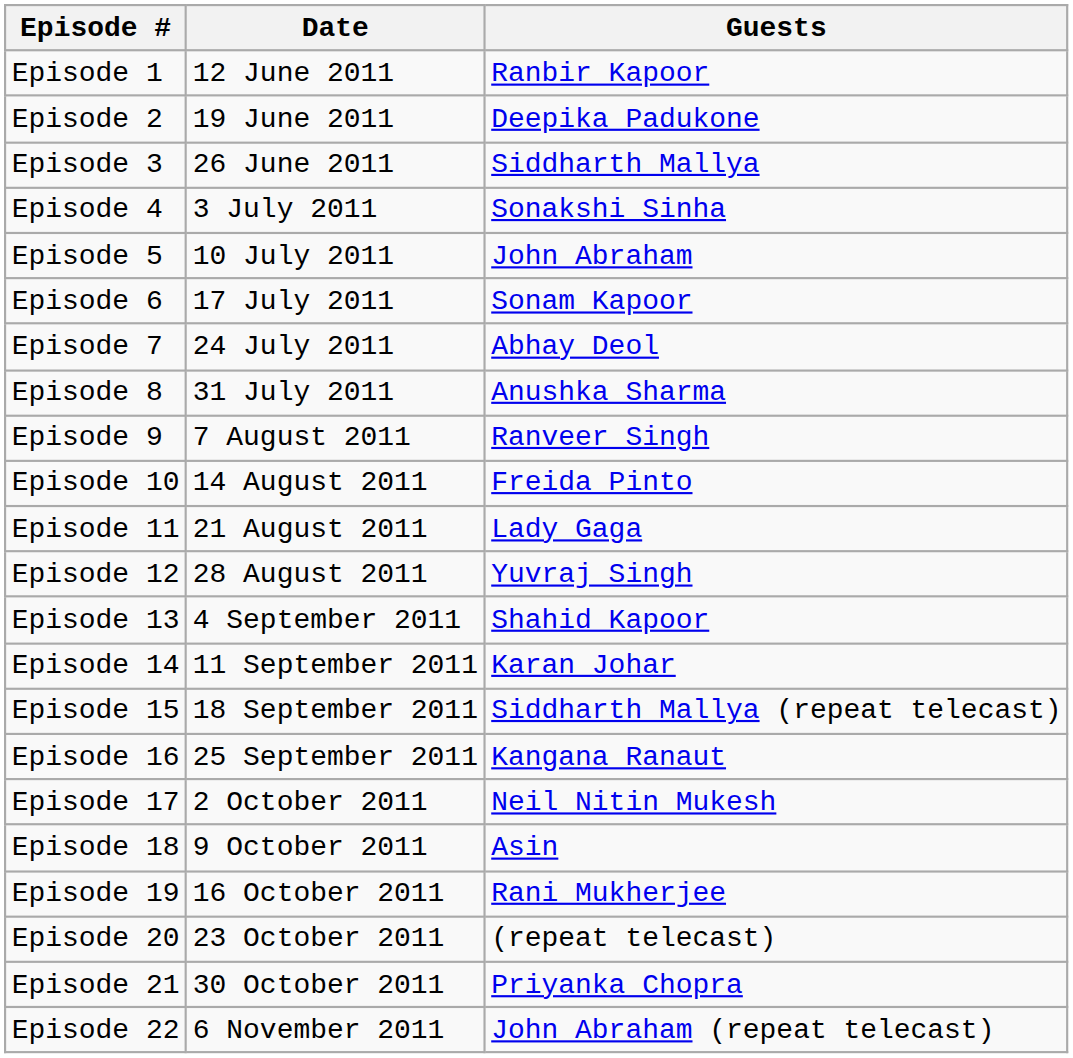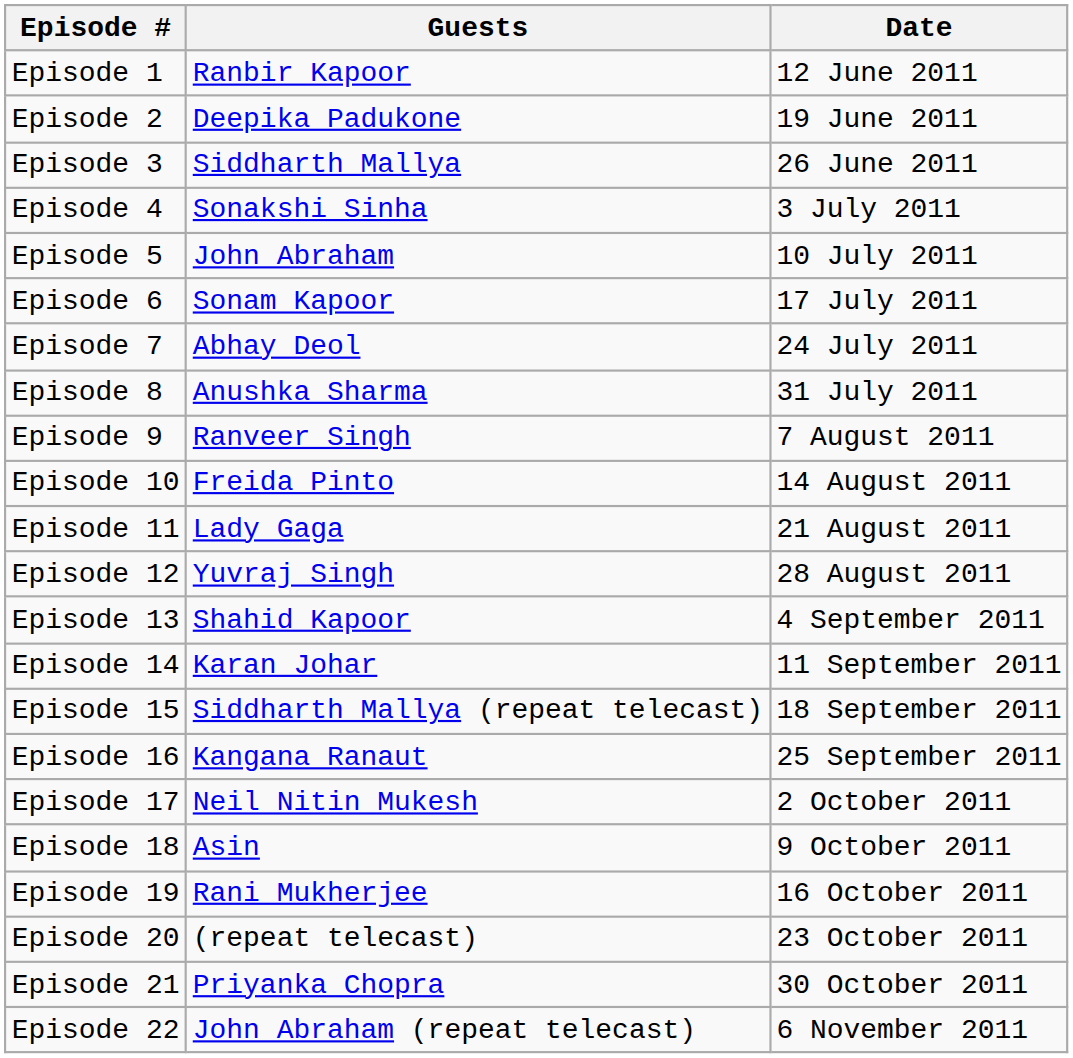columns swapped: (335, 28) <-> (776, 28)
